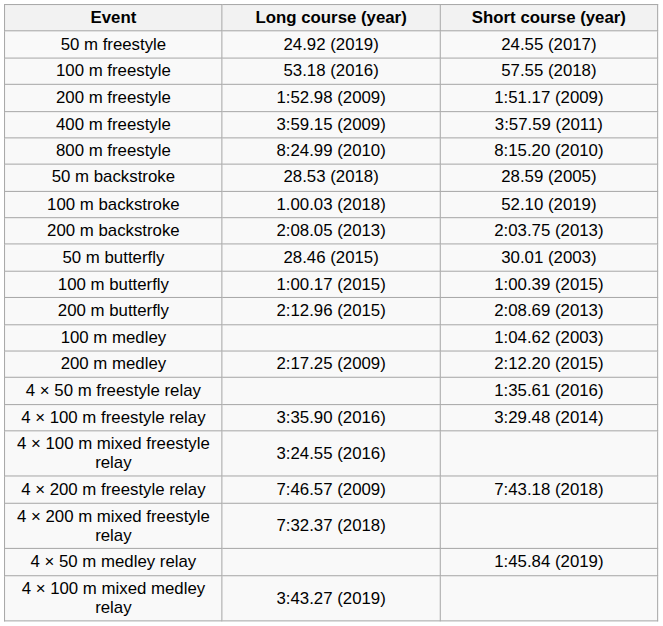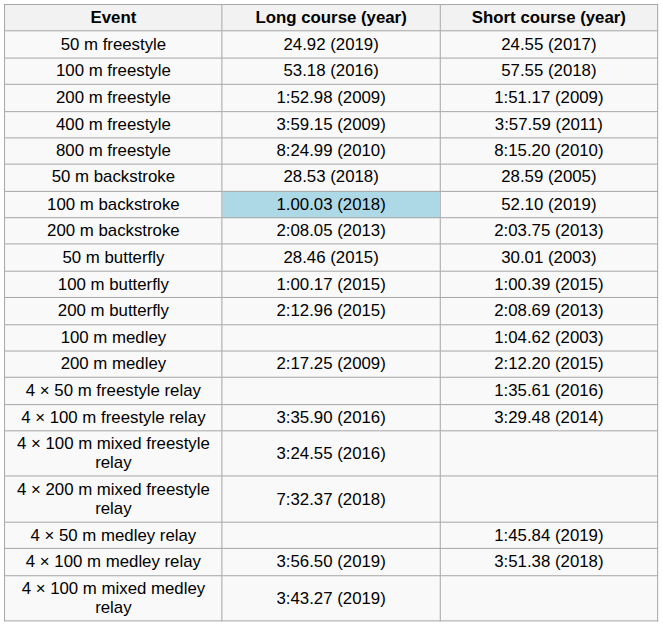(331, 204) no background -> (331, 204) lightblue background
- row: (113, 489)
+ row: (113, 561)
